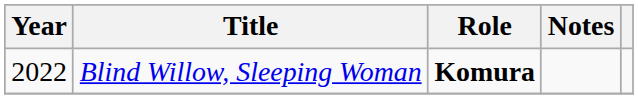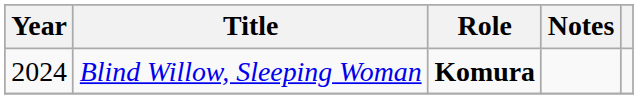(39, 70) 2022 -> (39, 70) 2024
